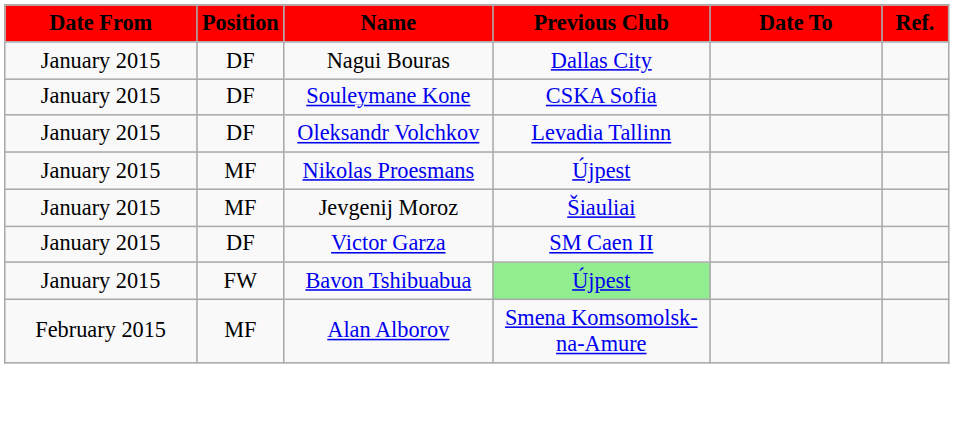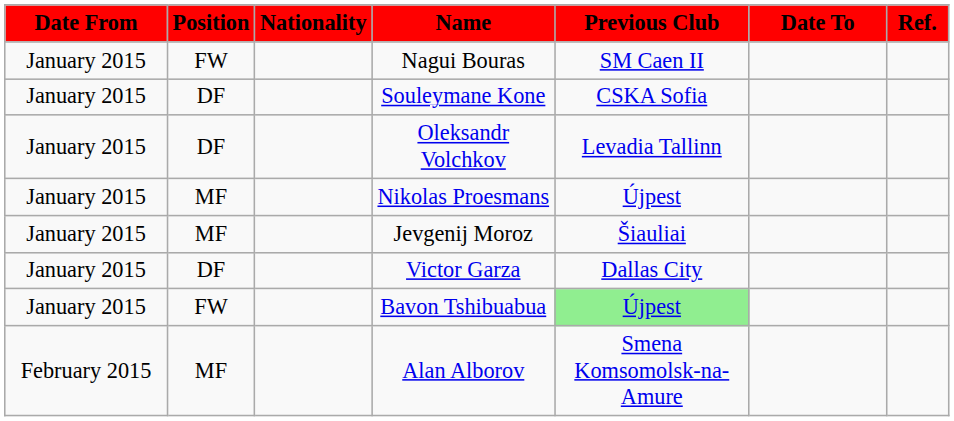+ column: (313, 23)
(240, 60) DF -> (211, 60) FW
(601, 60) Dallas City -> (652, 60) SM Caen II
(601, 244) SM Caen II -> (652, 270) Dallas City
